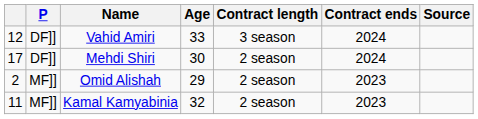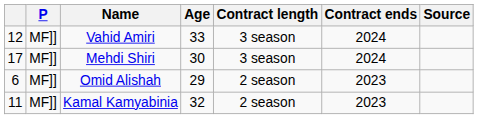(43, 37) DF]] -> (43, 37) MF]]
(43, 59) DF]] -> (43, 59) MF]]
(267, 59) 2 season -> (267, 59) 3 season
(15, 80) 2 -> (15, 80) 6
